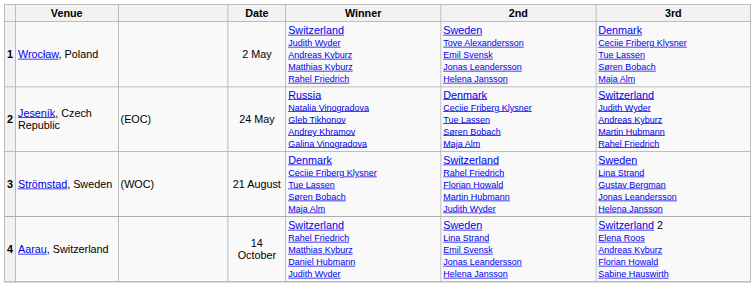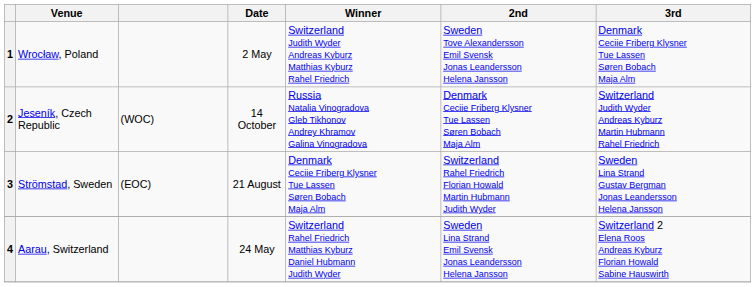(136, 119) (EOC) -> (137, 119) (WOC)
(257, 119) 24 May -> (257, 119) 14 October
(137, 184) (WOC) -> (136, 184) (EOC)
(257, 250) 14 October -> (257, 250) 24 May
